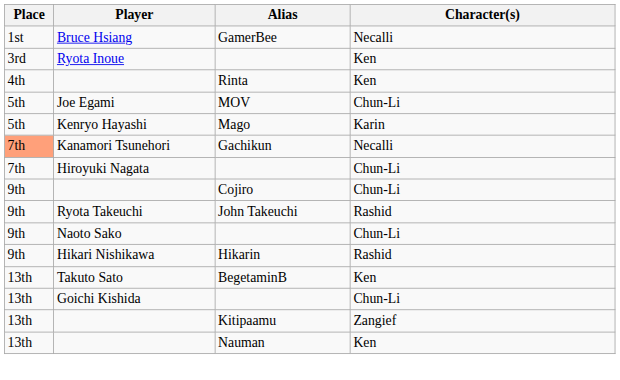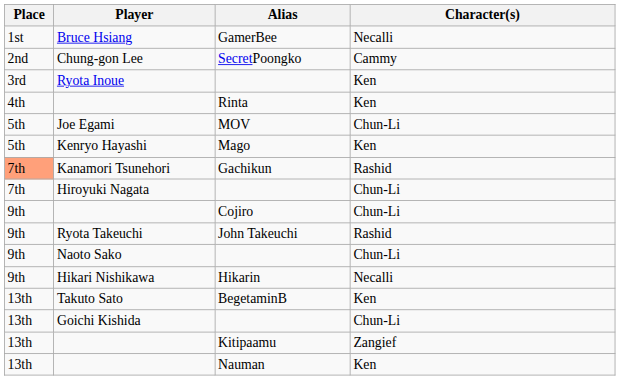+ row: (100, 59)
(369, 124) Karin -> (365, 146) Ken
(373, 146) Necalli -> (373, 168) Rashid
(373, 255) Rashid -> (373, 277) Necalli
